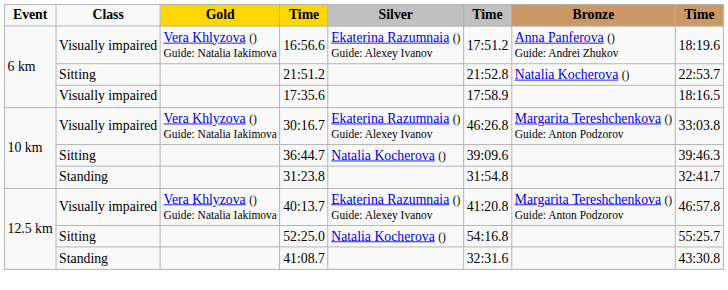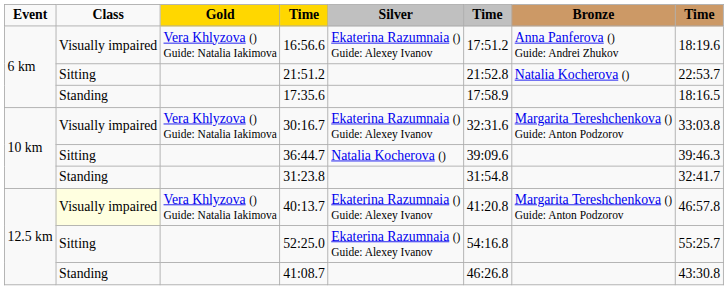(108, 96) Visually impaired -> (84, 96) Standing
(488, 125) 46:26.8 -> (488, 125) 32:31.6
(108, 206) no background -> (108, 206) lightyellow background
(389, 236) Natalia Kocherova () -> (396, 244) Ekaterina Razumnaia () Guide: Alexey Ivanov
(488, 258) 32:31.6 -> (488, 273) 46:26.8
